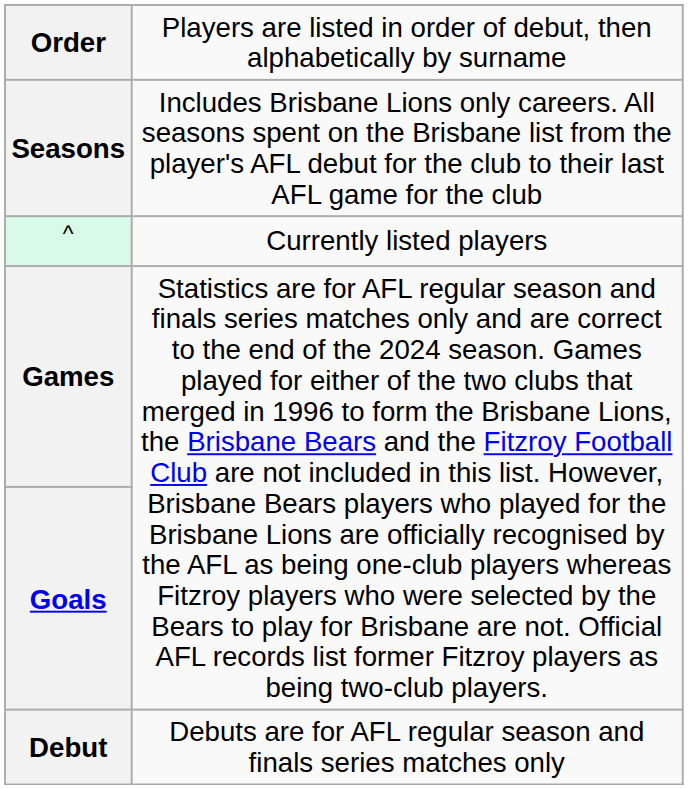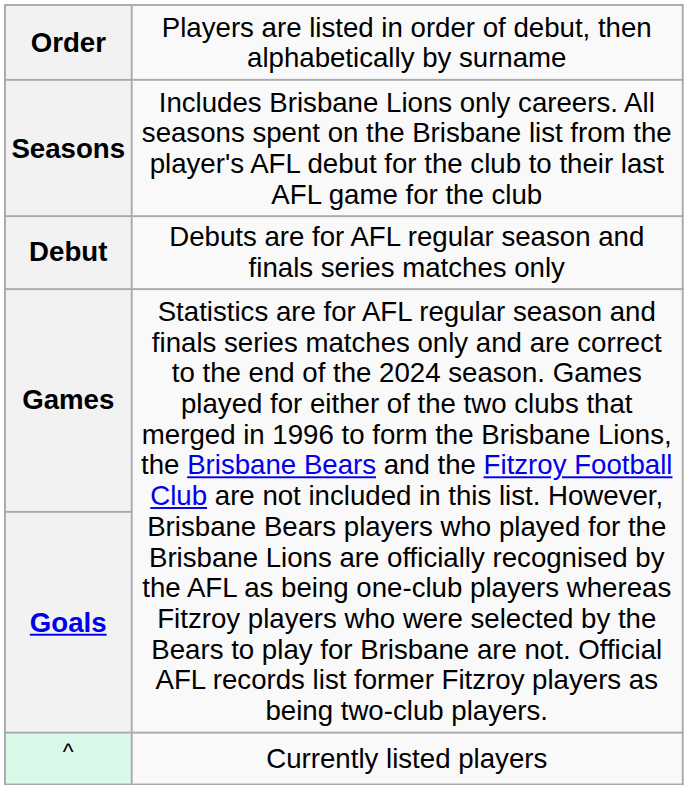rows swapped: (68, 747) <-> (68, 236)
